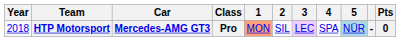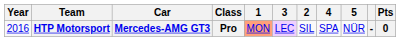columns swapped: (282, 13) <-> (304, 13)
(18, 29) 2018 -> (18, 29) 2016
(354, 29) lightblue background -> (354, 29) no background
